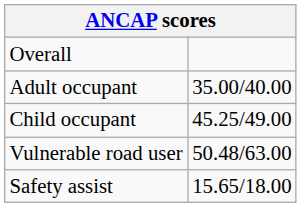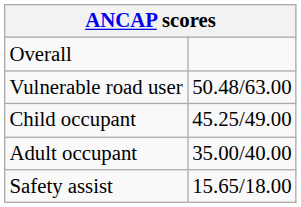rows swapped: (73, 86) <-> (96, 152)
